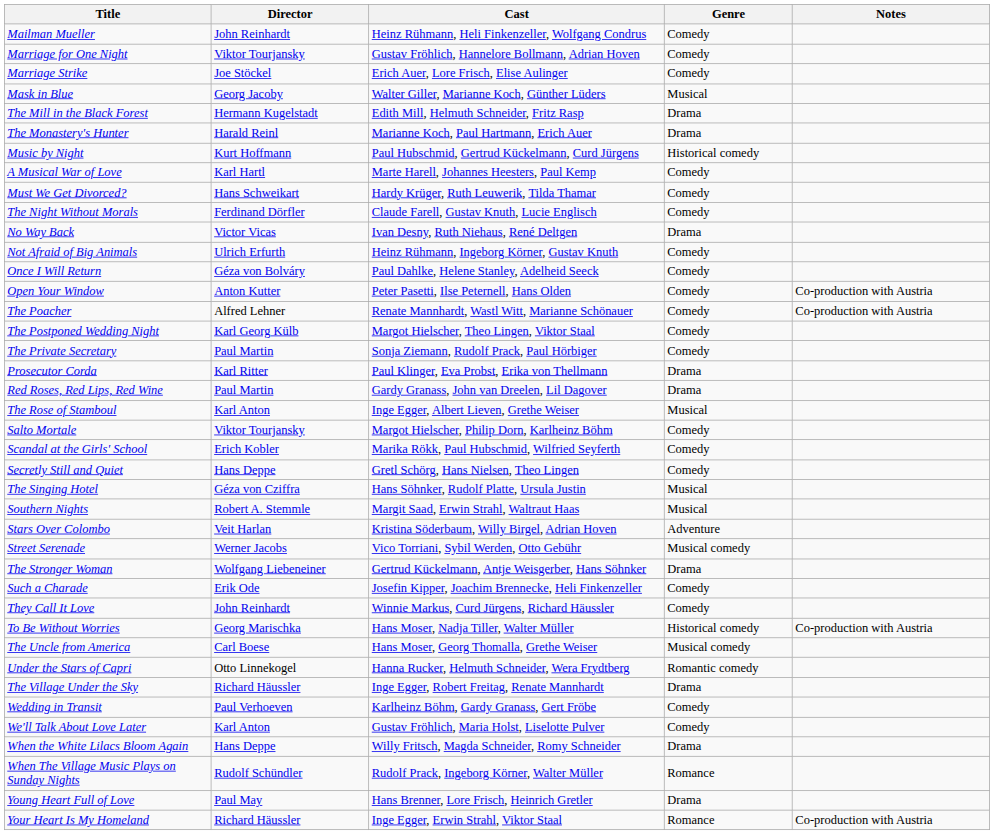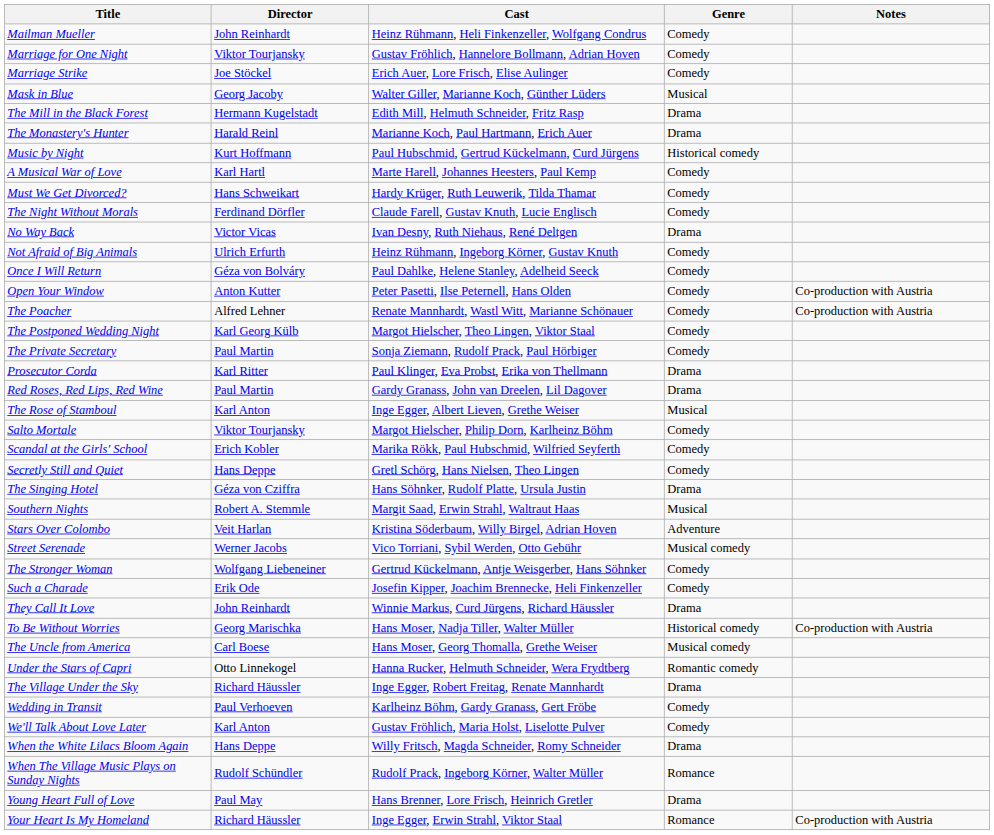(687, 489) Musical -> (684, 489) Drama
(684, 568) Drama -> (688, 568) Comedy
(688, 608) Comedy -> (684, 608) Drama
